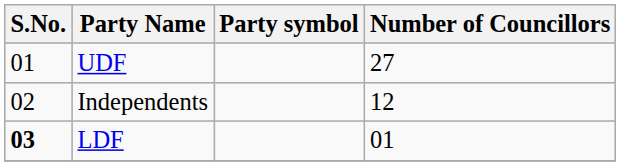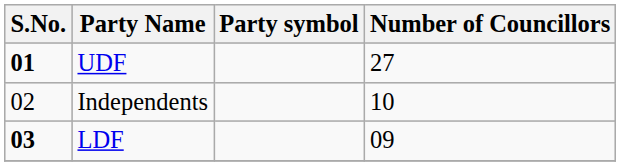(23, 62) normal -> (23, 62) bold
(382, 101) 12 -> (382, 101) 10
(382, 140) 01 -> (382, 140) 09
